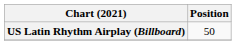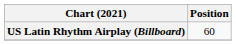(209, 31) 50 -> (209, 31) 60
